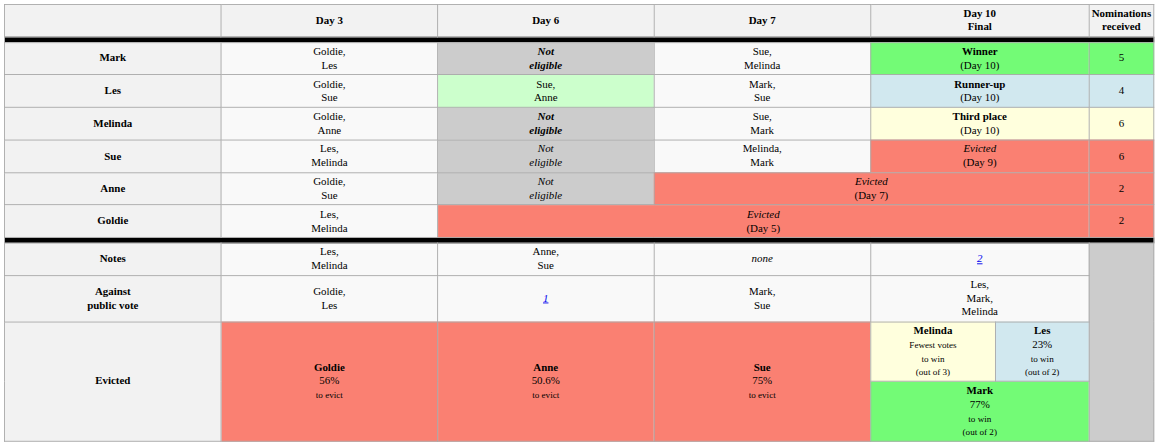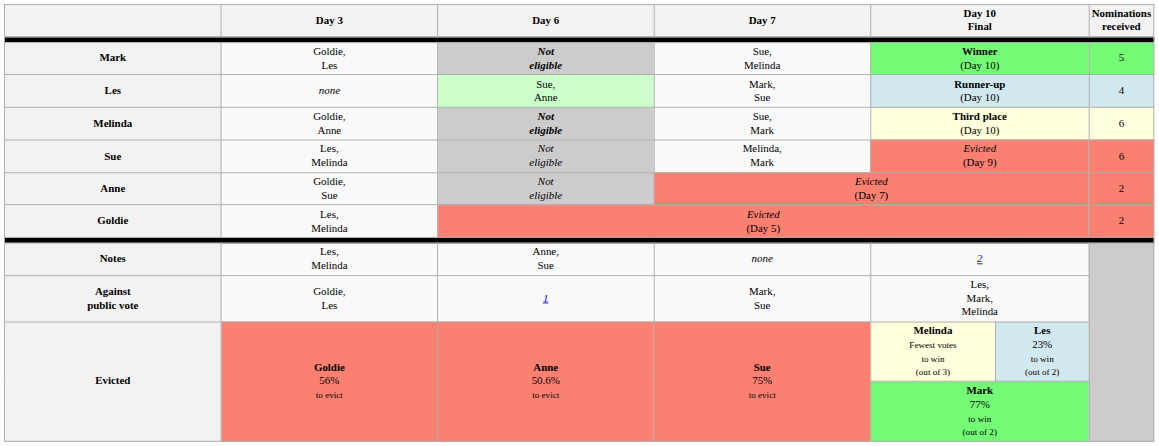(329, 91) Goldie, Sue -> (329, 91) none
